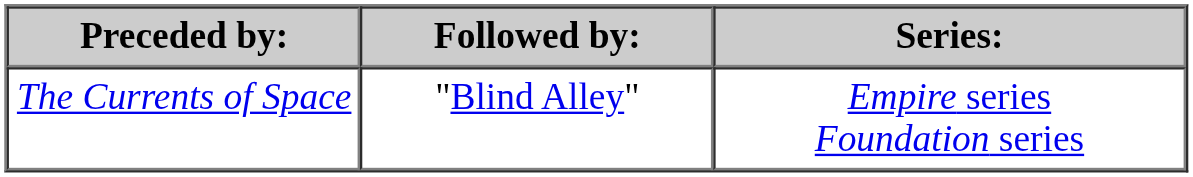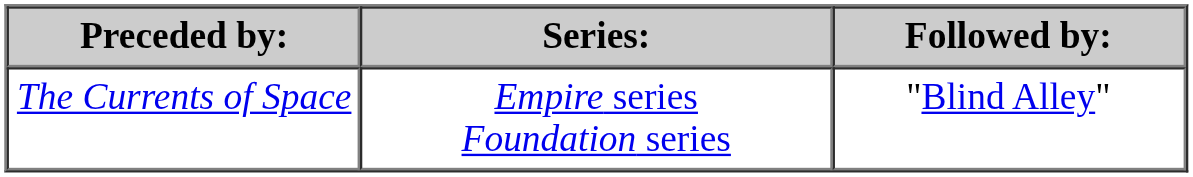columns swapped: (949, 36) <-> (537, 36)
